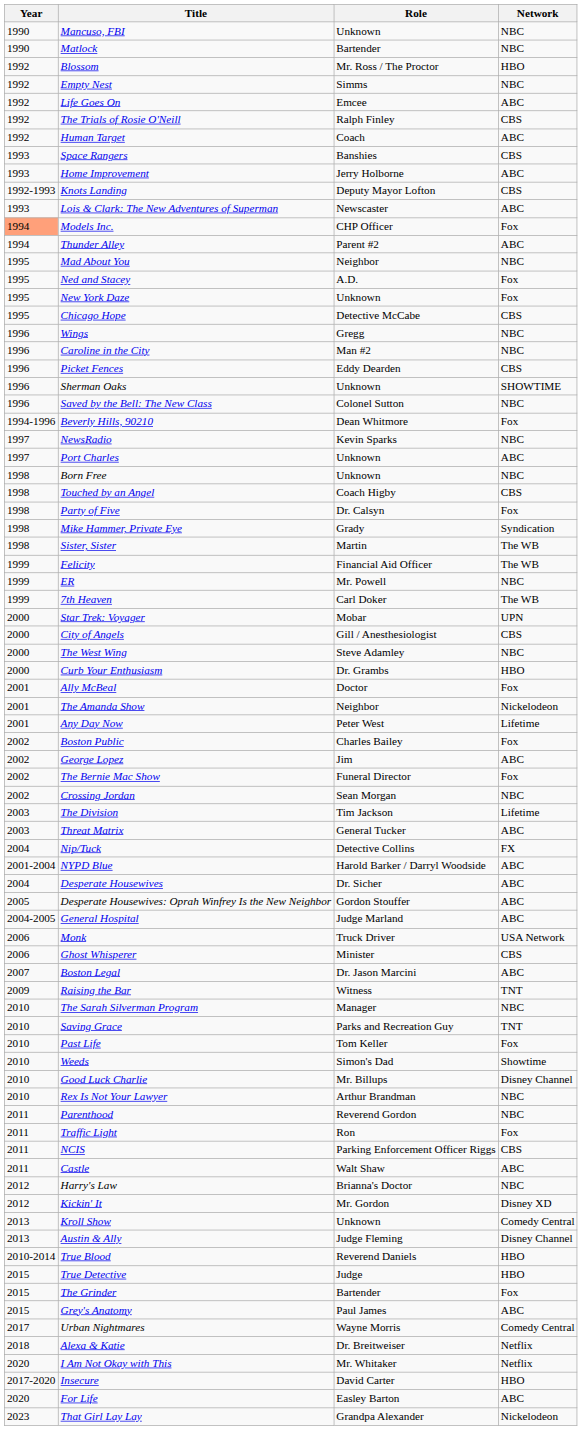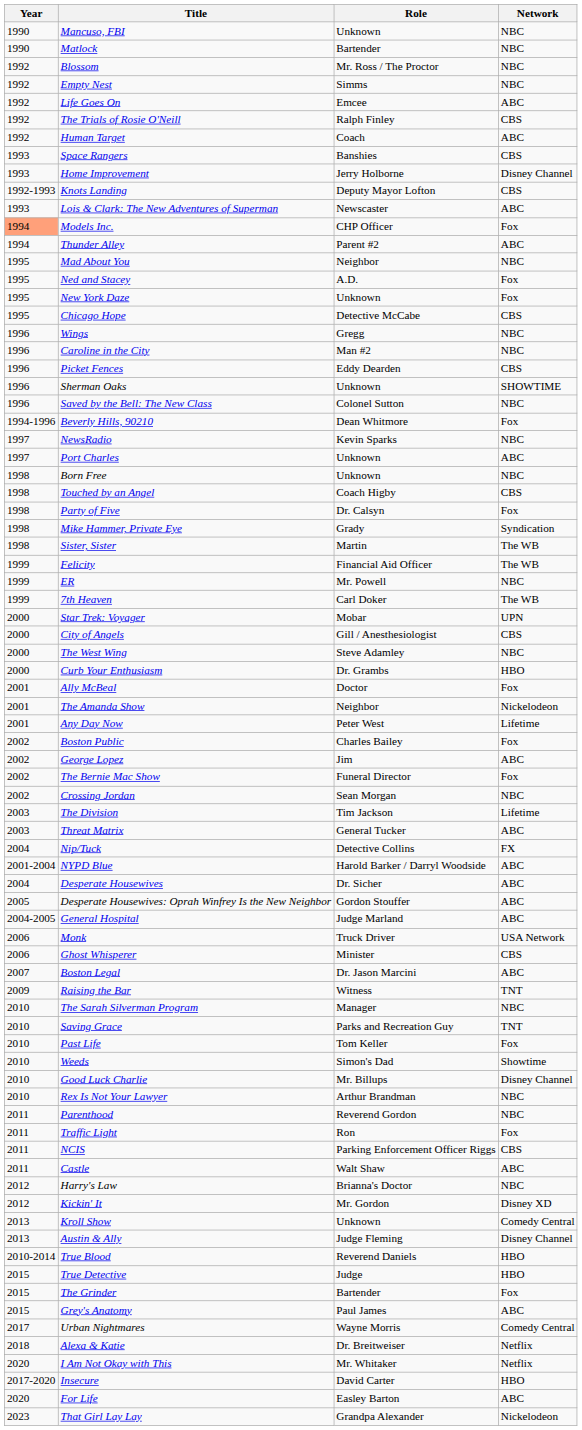(513, 66) HBO -> (512, 66) NBC
(512, 173) ABC -> (537, 173) Disney Channel
